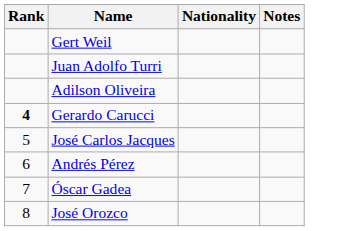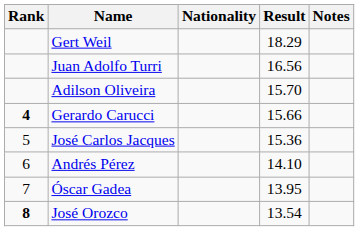+ column: (284, 16)
(26, 213) normal -> (26, 213) bold
